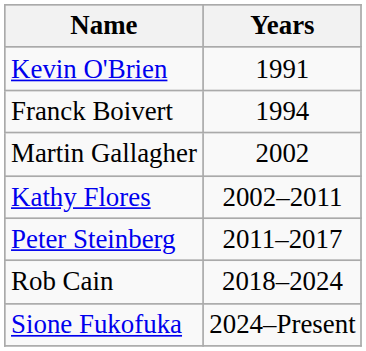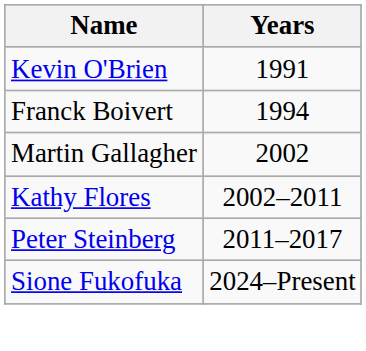- row: (62, 281)
